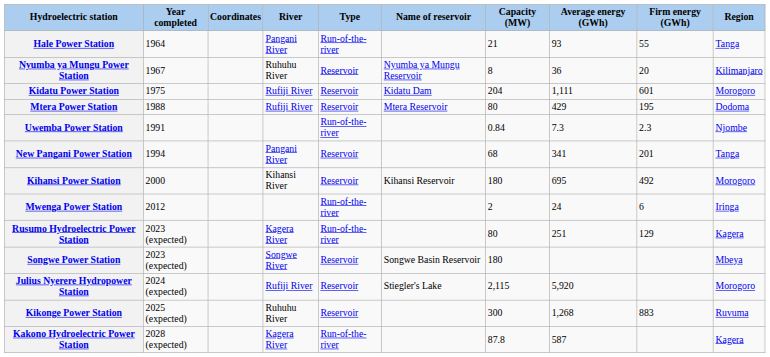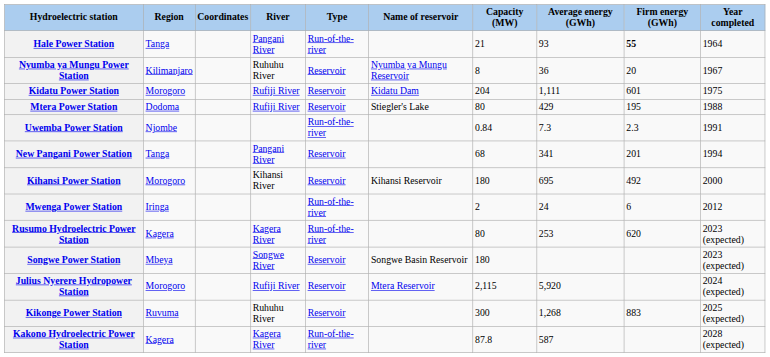columns swapped: (739, 17) <-> (176, 17)
(644, 44) normal -> (631, 44) bold
(416, 107) Mtera Reservoir -> (400, 107) Stiegler's Lake
(559, 233) 251 -> (546, 233) 253
(646, 233) 129 -> (634, 233) 620
(413, 286) Stiegler's Lake -> (403, 286) Mtera Reservoir
